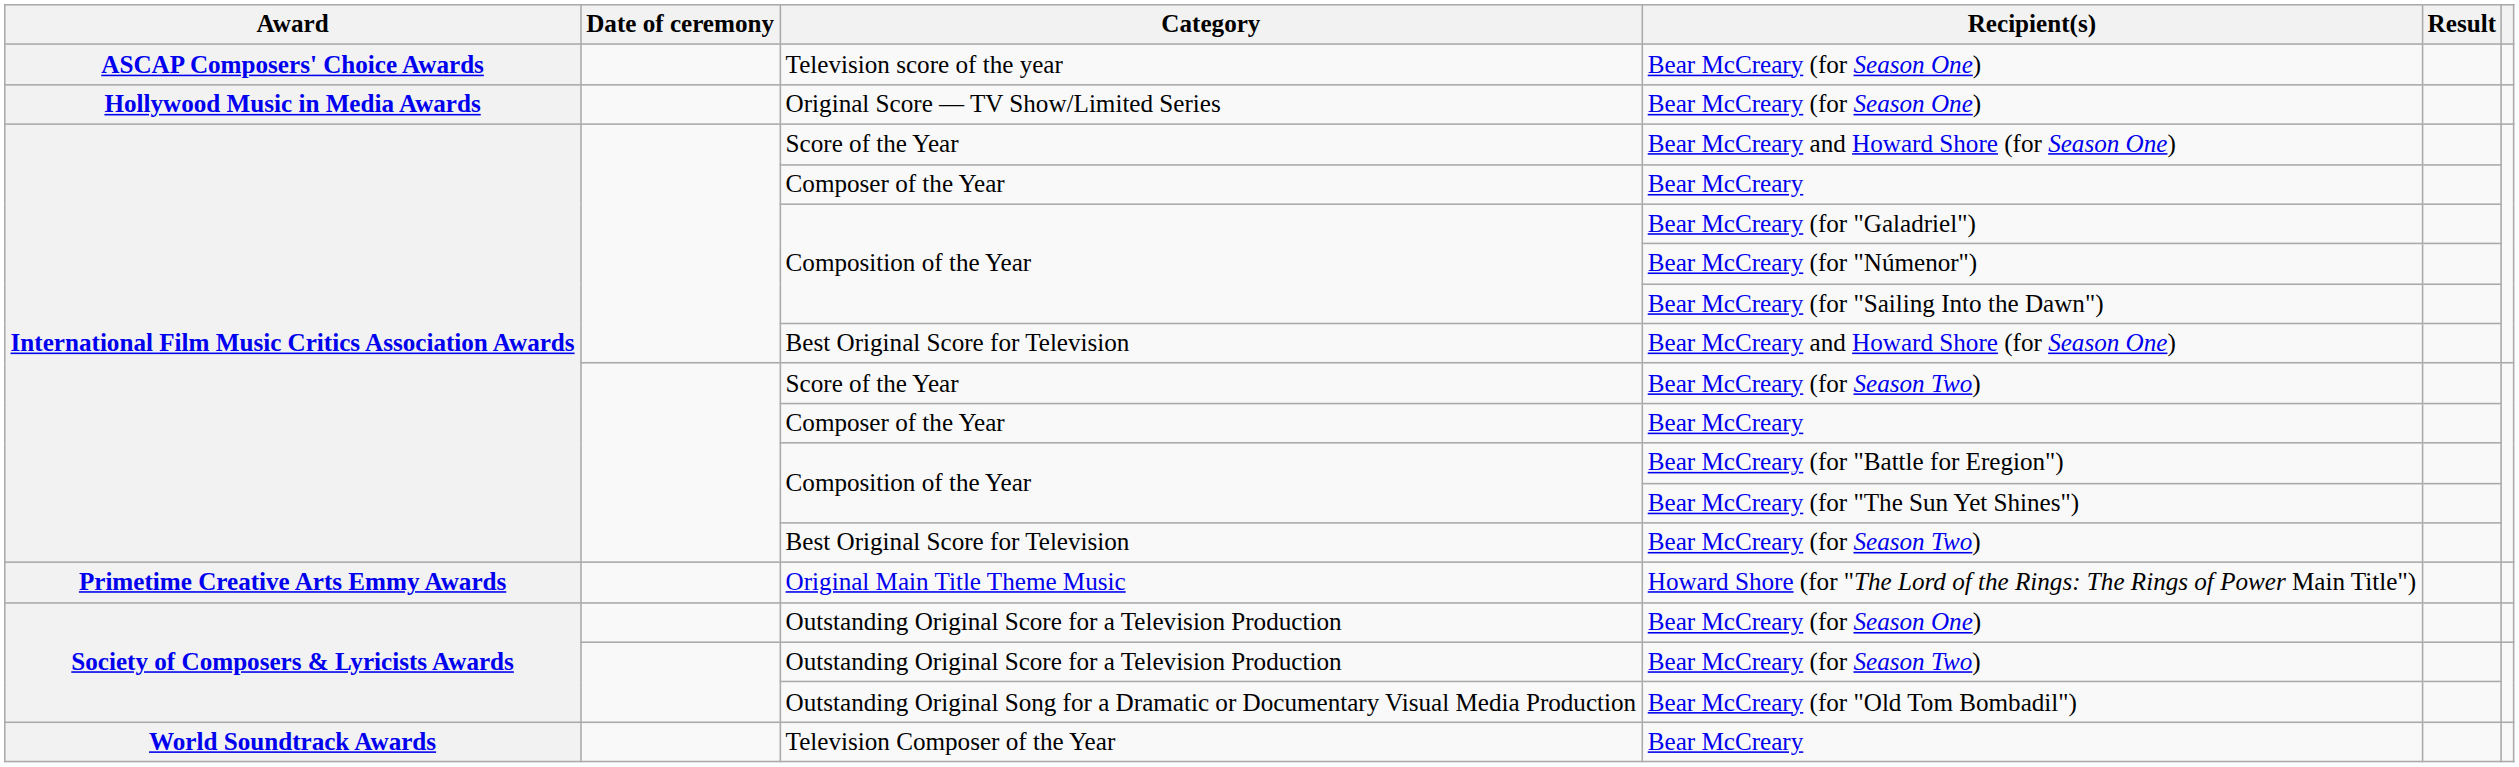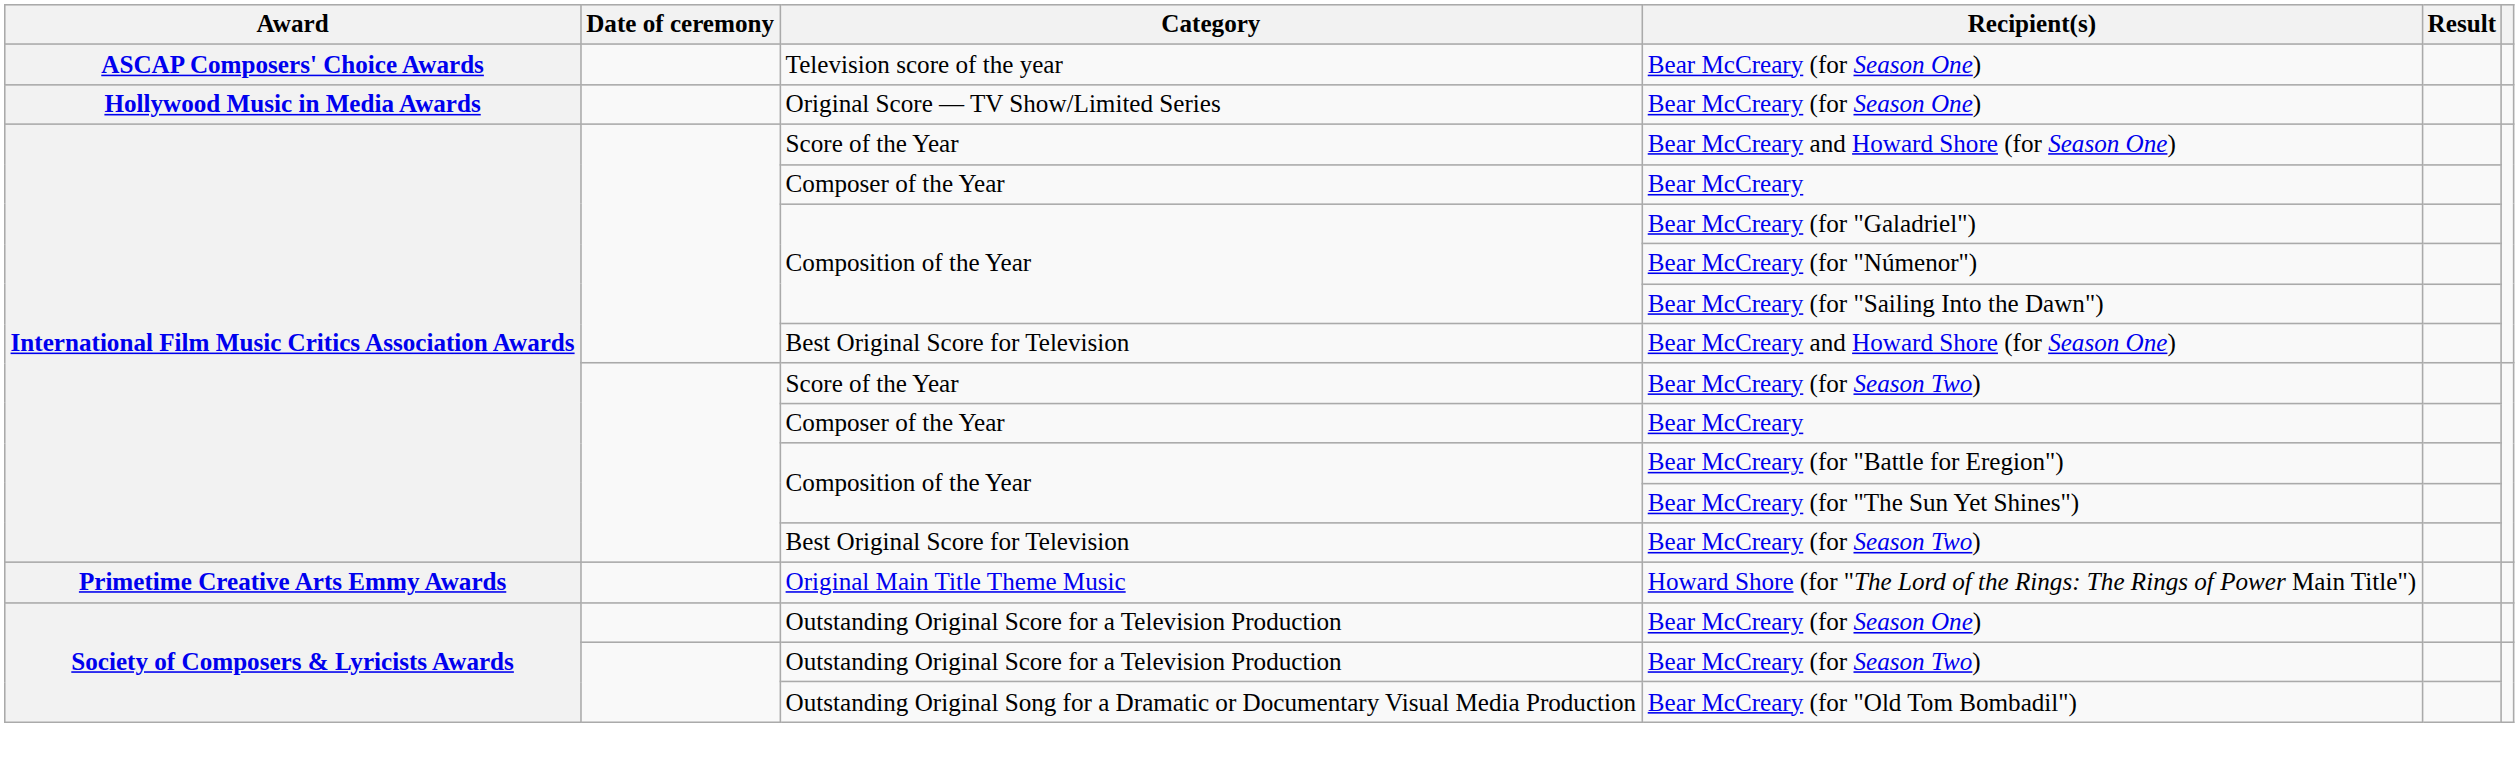- row: (950, 741)
